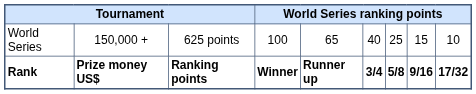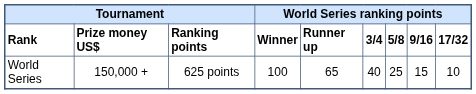rows swapped: (22, 72) <-> (25, 40)
